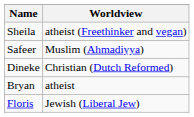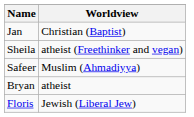+ row: (15, 31)
- row: (23, 67)
